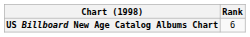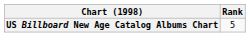(233, 25) 6 -> (233, 25) 5
